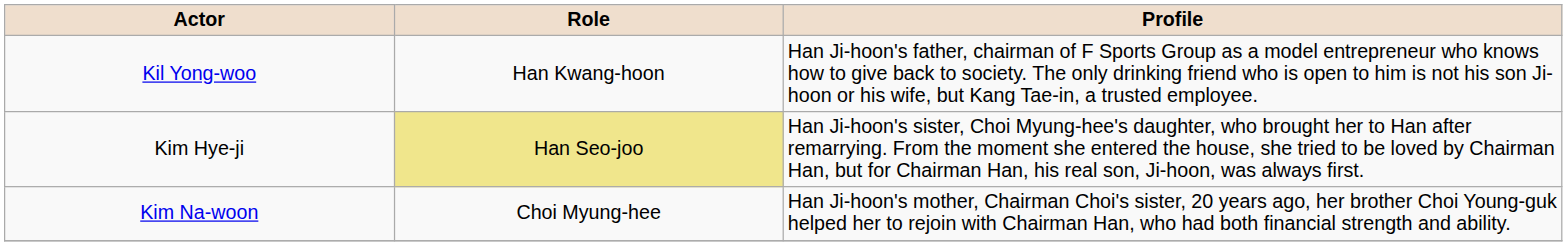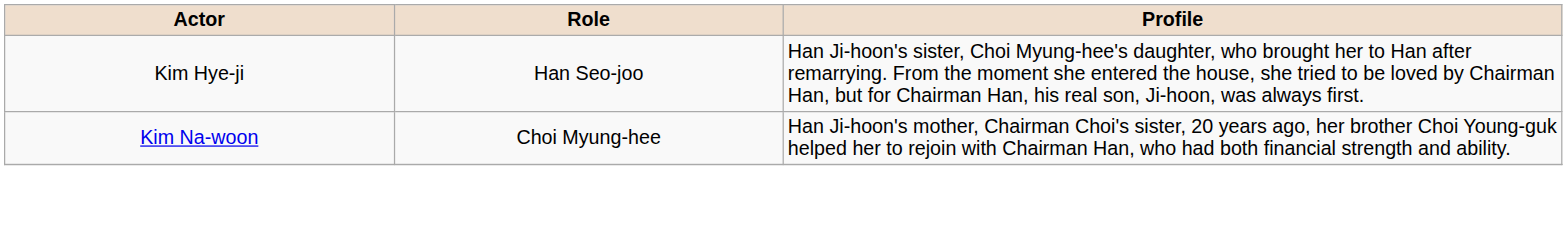- row: (199, 73)
(589, 148) khaki background -> (589, 73) no background
